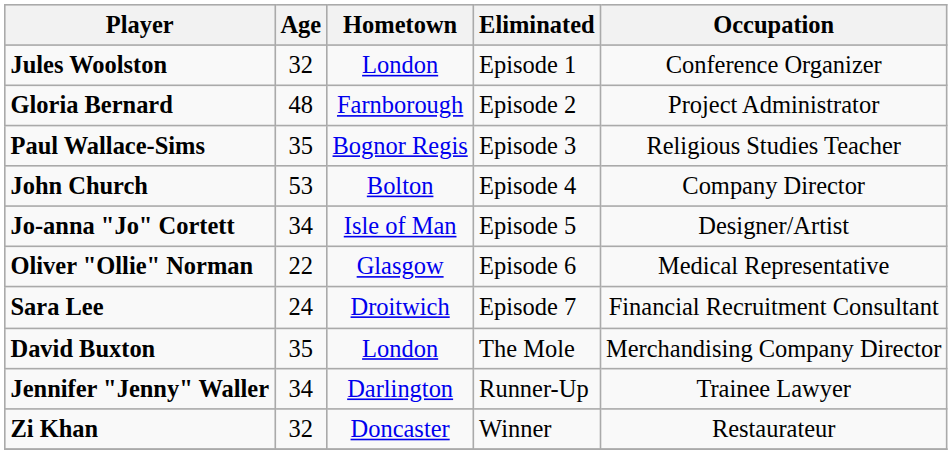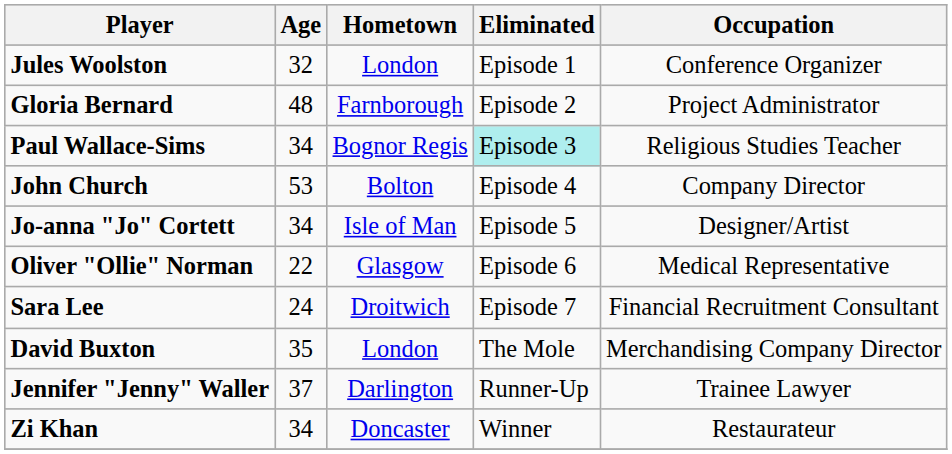(301, 145) 35 -> (301, 145) 34
(528, 145) no background -> (528, 145) paleturquoise background
(301, 388) 34 -> (301, 388) 37
(301, 428) 32 -> (301, 428) 34
